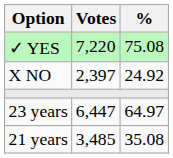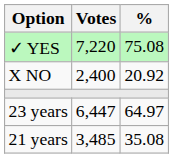(96, 75) 2,397 -> (96, 75) 2,400
(144, 75) 24.92 -> (144, 75) 20.92
